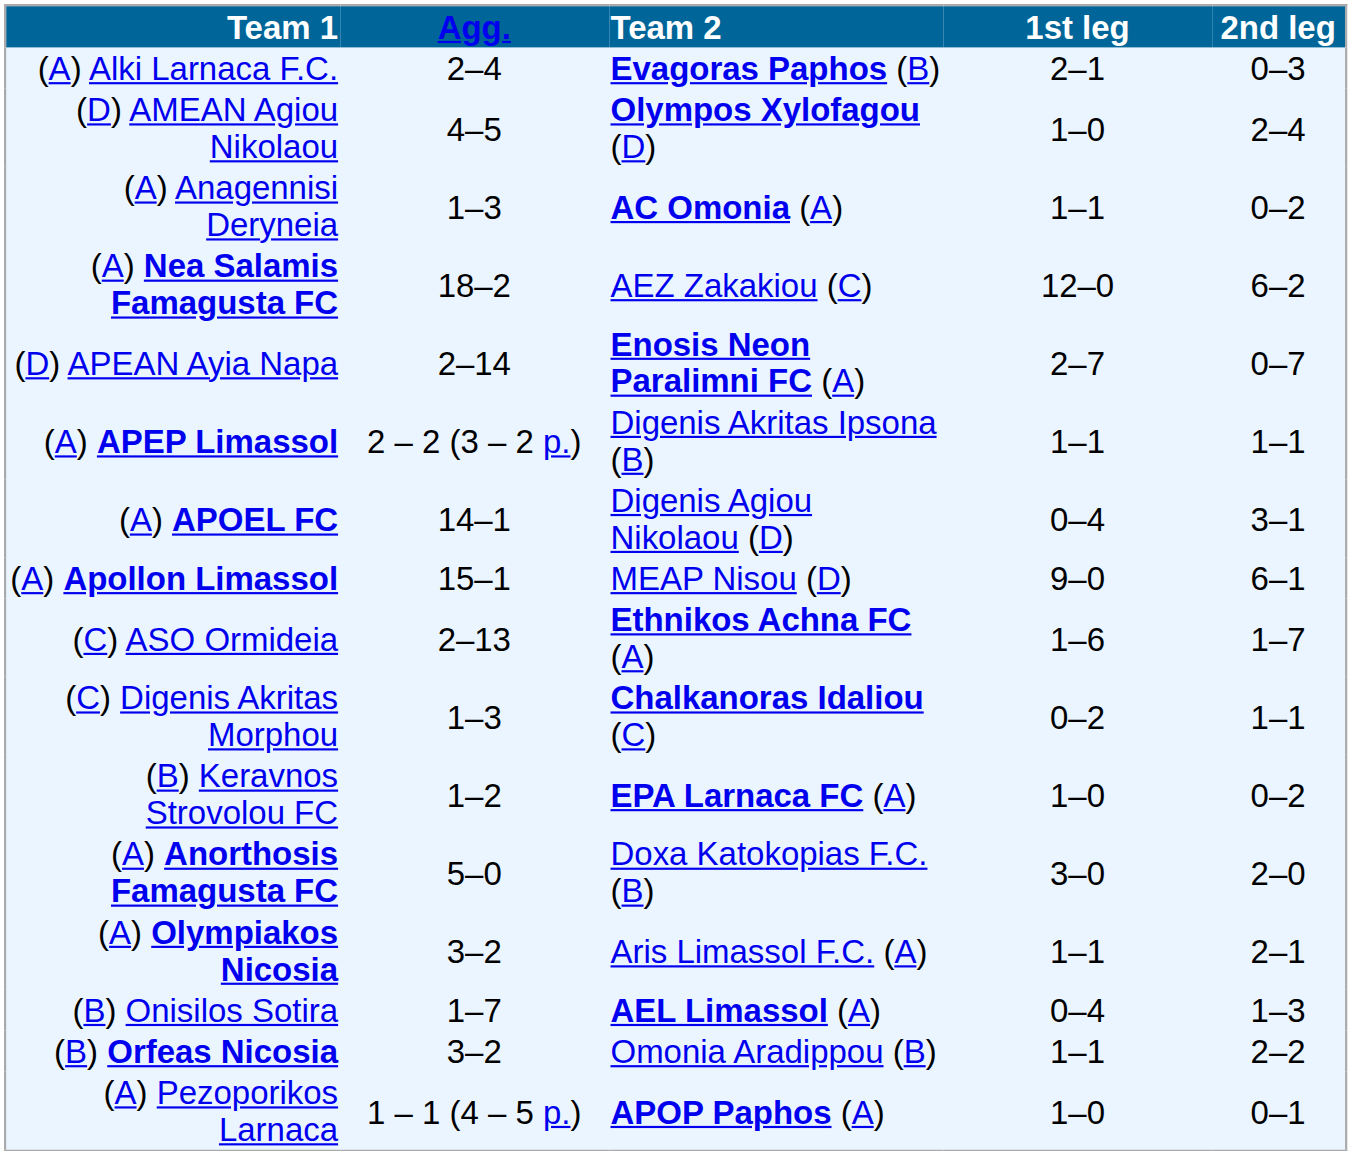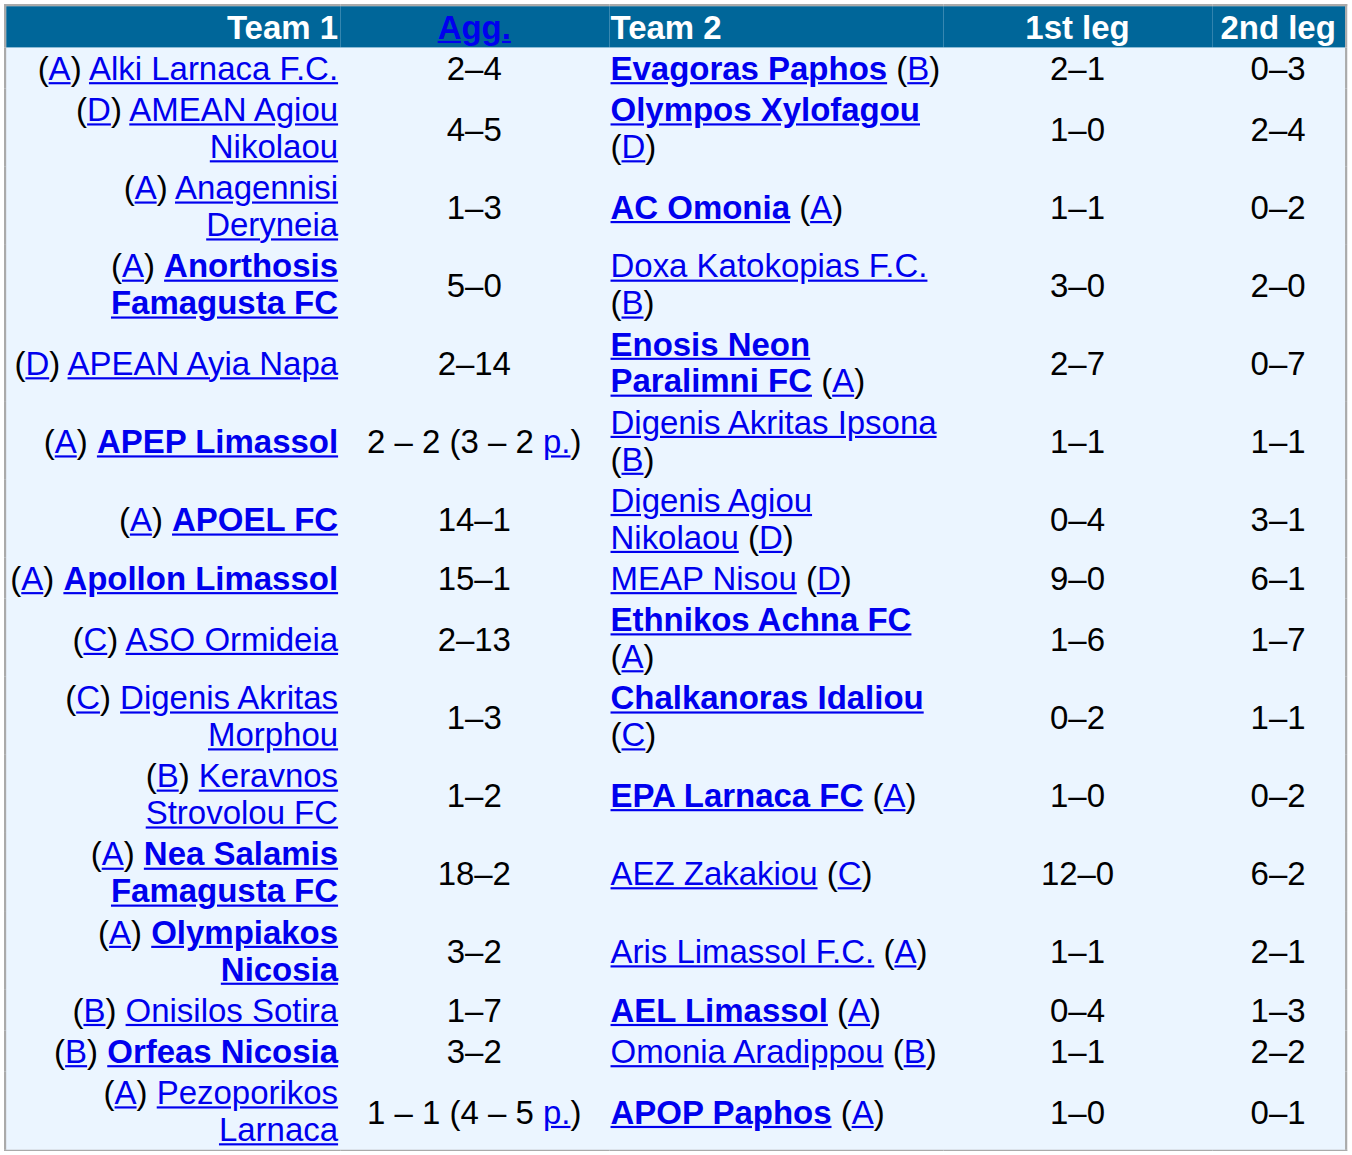rows swapped: (225, 872) <-> (214, 284)
